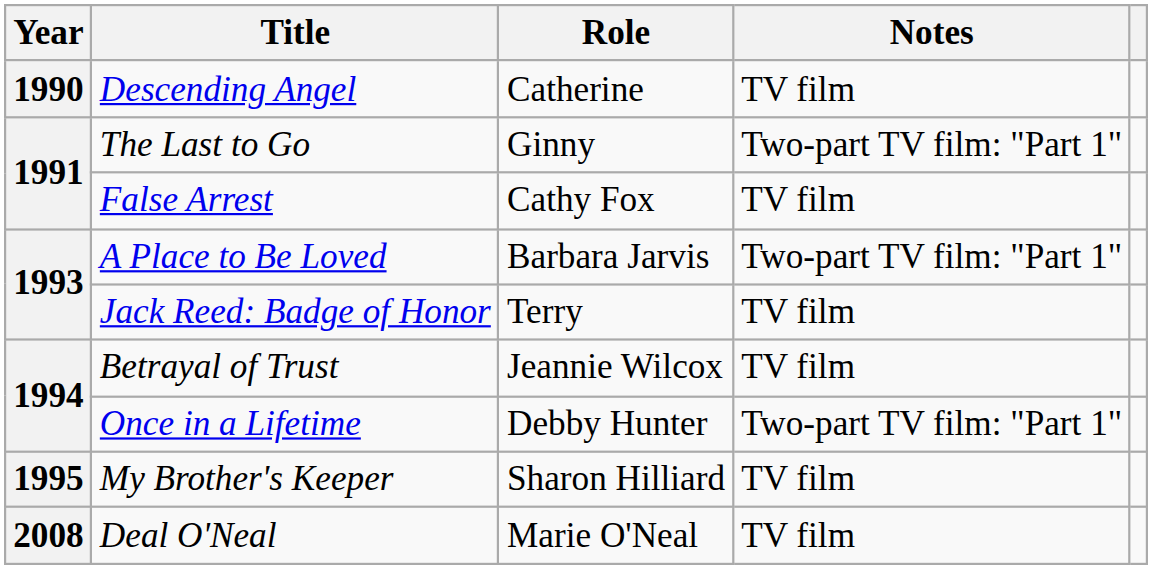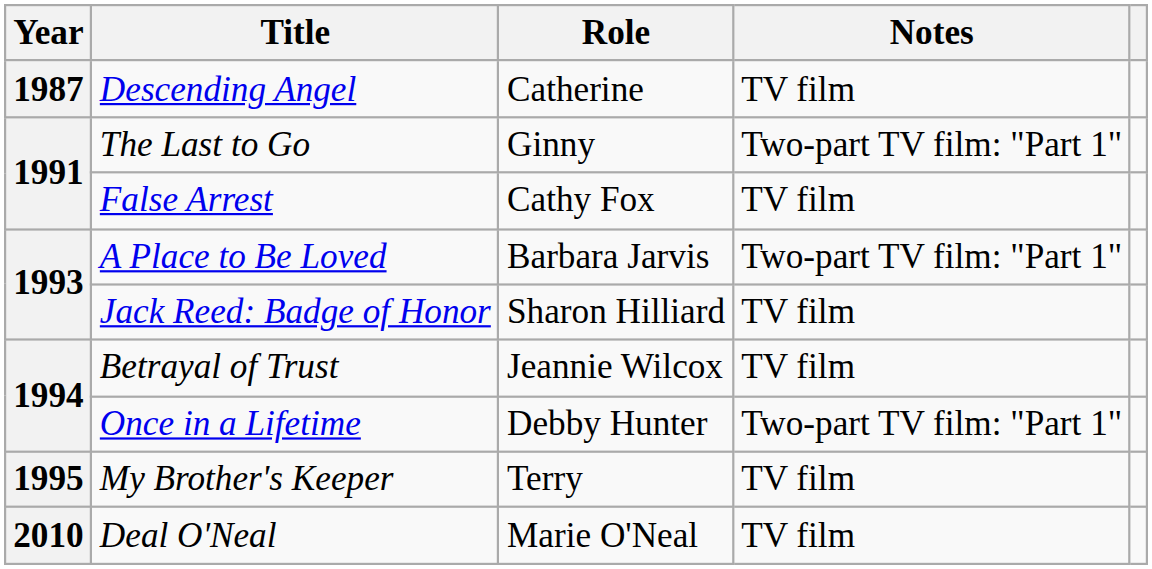(48, 88) 1990 -> (48, 88) 1987
(545, 311) Terry -> (616, 311) Sharon Hilliard
(616, 479) Sharon Hilliard -> (545, 479) Terry
(48, 534) 2008 -> (48, 534) 2010
